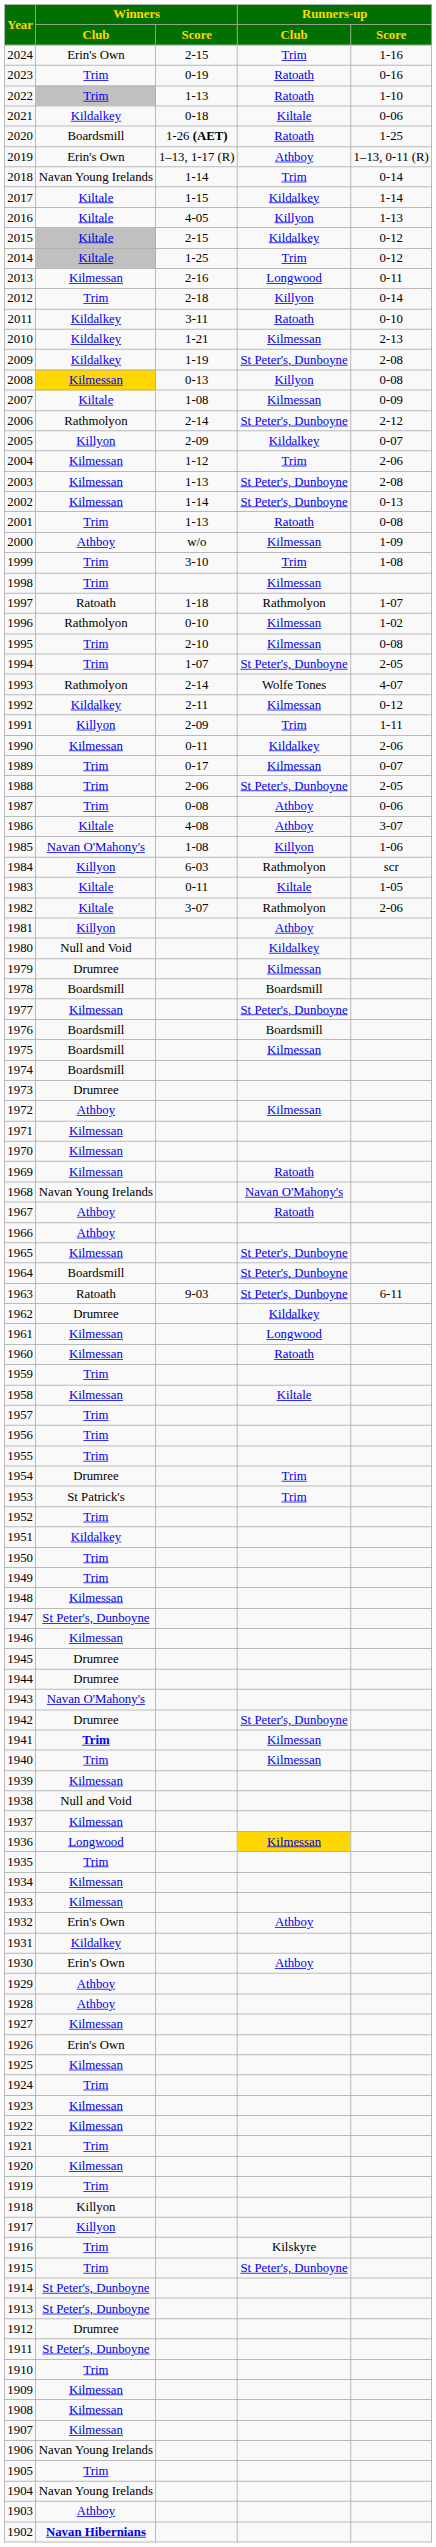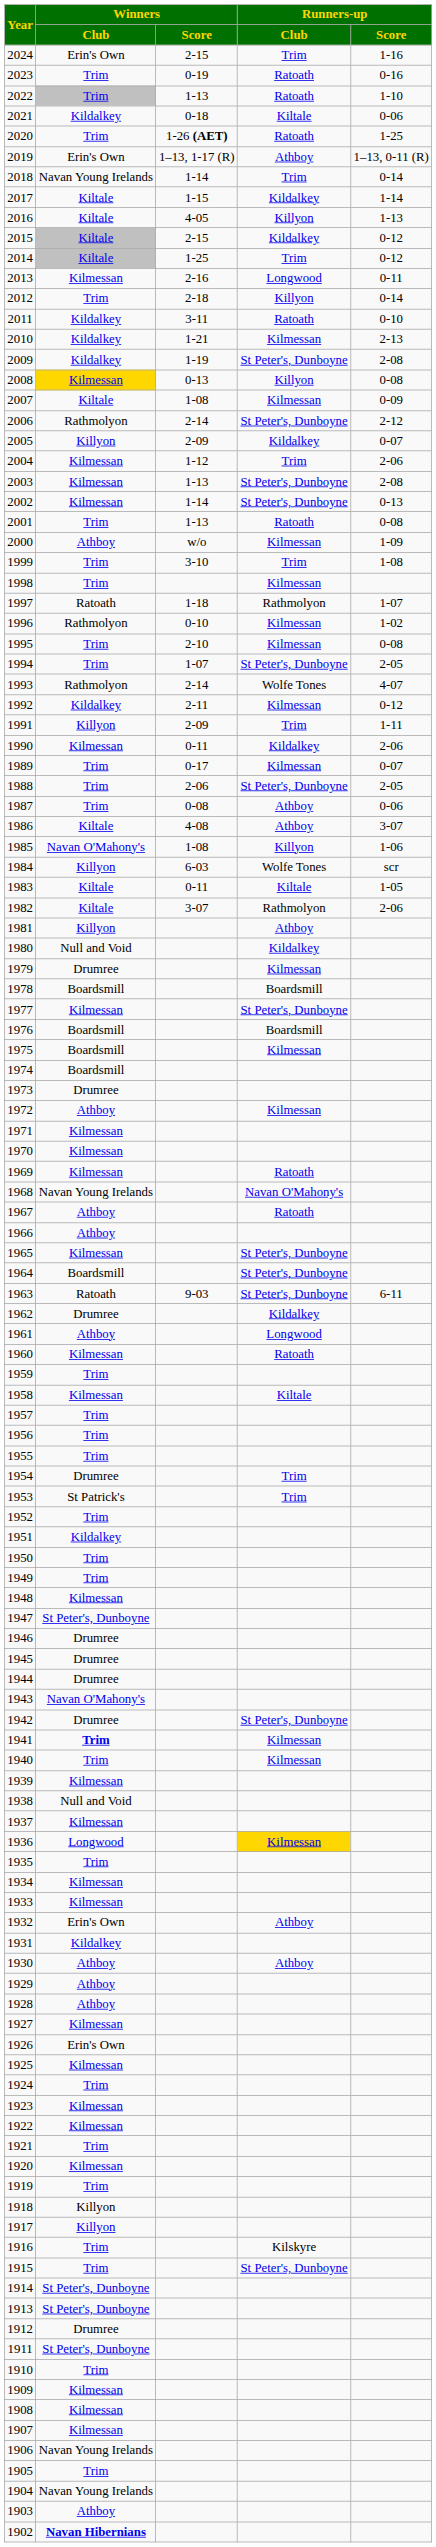(96, 136) Boardsmill -> (96, 136) Trim
(294, 867) Rathmolyon -> (294, 867) Wolfe Tones
(96, 1334) Kilmessan -> (96, 1334) Athboy
(96, 1638) Kilmessan -> (96, 1638) Drumree
(96, 1963) Erin's Own -> (96, 1963) Athboy
